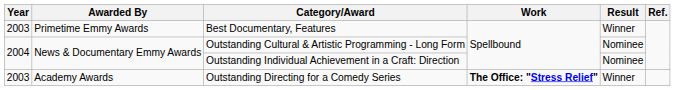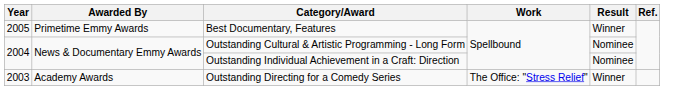(18, 28) 2003 -> (18, 28) 2005
(534, 77) bold -> (529, 77) normal
